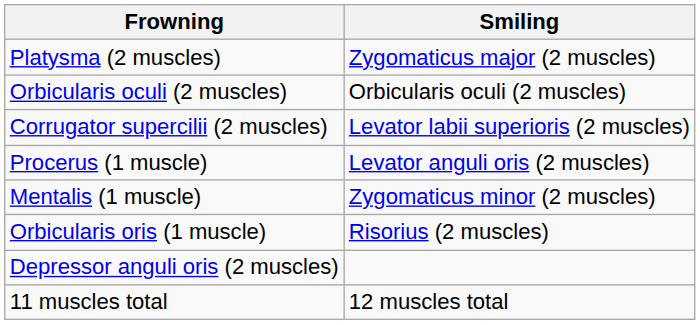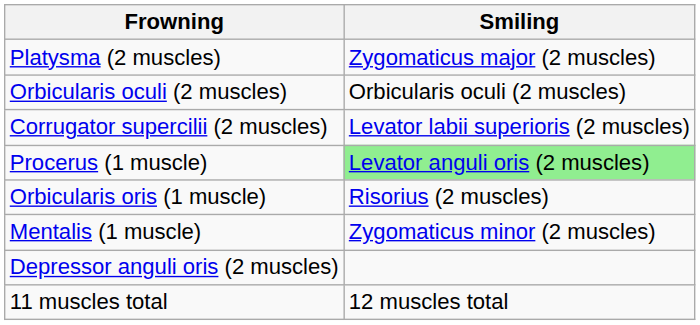(499, 162) no background -> (499, 162) lightgreen background
rows swapped: (138, 232) <-> (105, 197)
